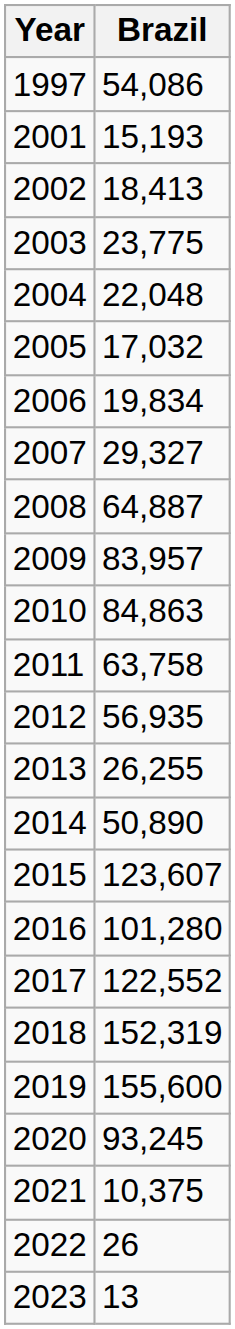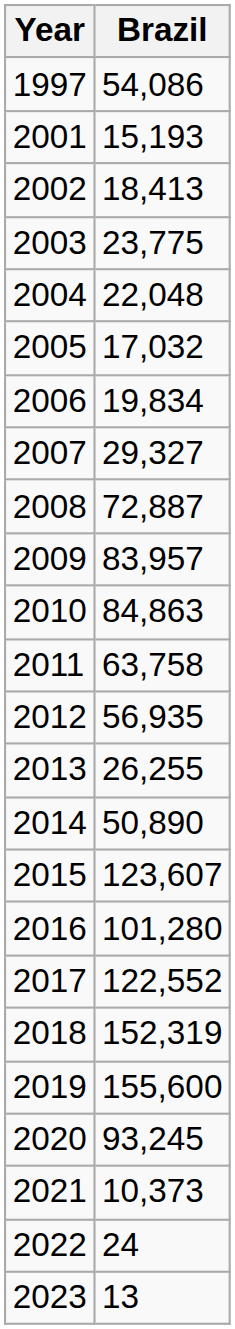(153, 505) 64,887 -> (153, 505) 72,887
(153, 1192) 10,375 -> (153, 1192) 10,373
(121, 1244) 26 -> (121, 1244) 24
